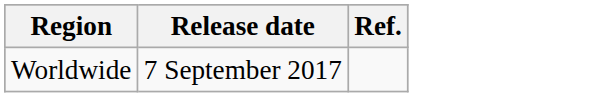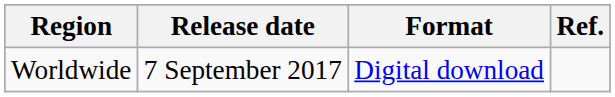+ column: (449, 26)
